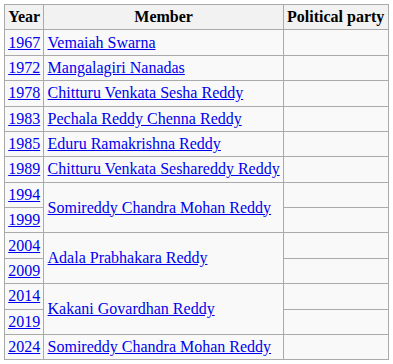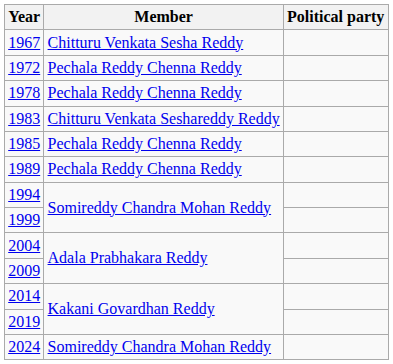(102, 42) Vemaiah Swarna -> (145, 42) Chitturu Venkata Sesha Reddy
(116, 67) Mangalagiri Nanadas -> (145, 67) Pechala Reddy Chenna Reddy
(145, 93) Chitturu Venkata Sesha Reddy -> (145, 93) Pechala Reddy Chenna Reddy
(145, 118) Pechala Reddy Chenna Reddy -> (164, 118) Chitturu Venkata Seshareddy Reddy
(134, 144) Eduru Ramakrishna Reddy -> (145, 144) Pechala Reddy Chenna Reddy
(164, 169) Chitturu Venkata Seshareddy Reddy -> (145, 169) Pechala Reddy Chenna Reddy
